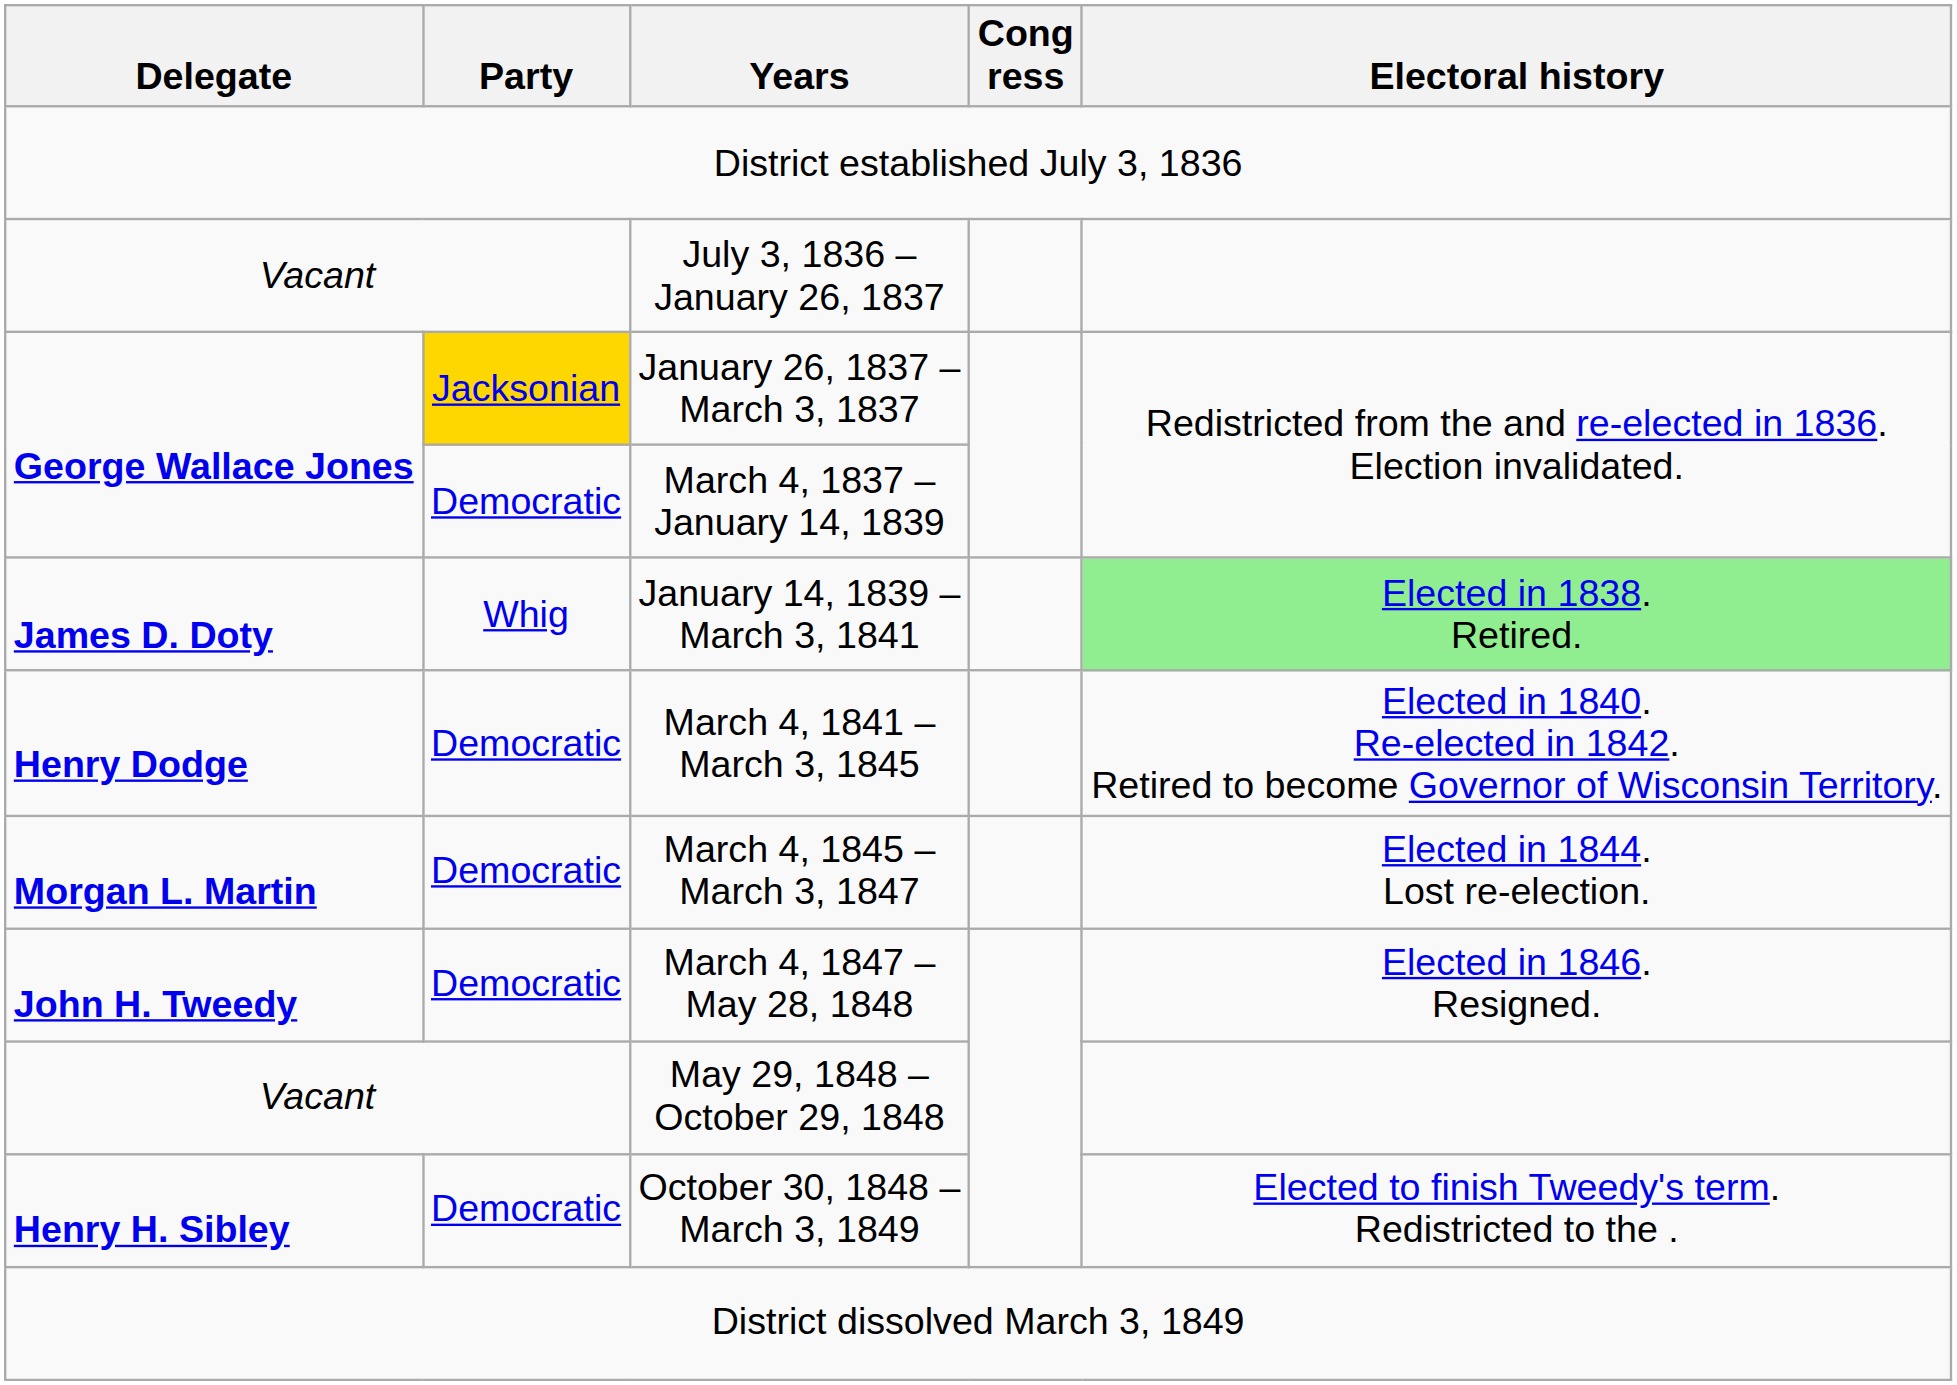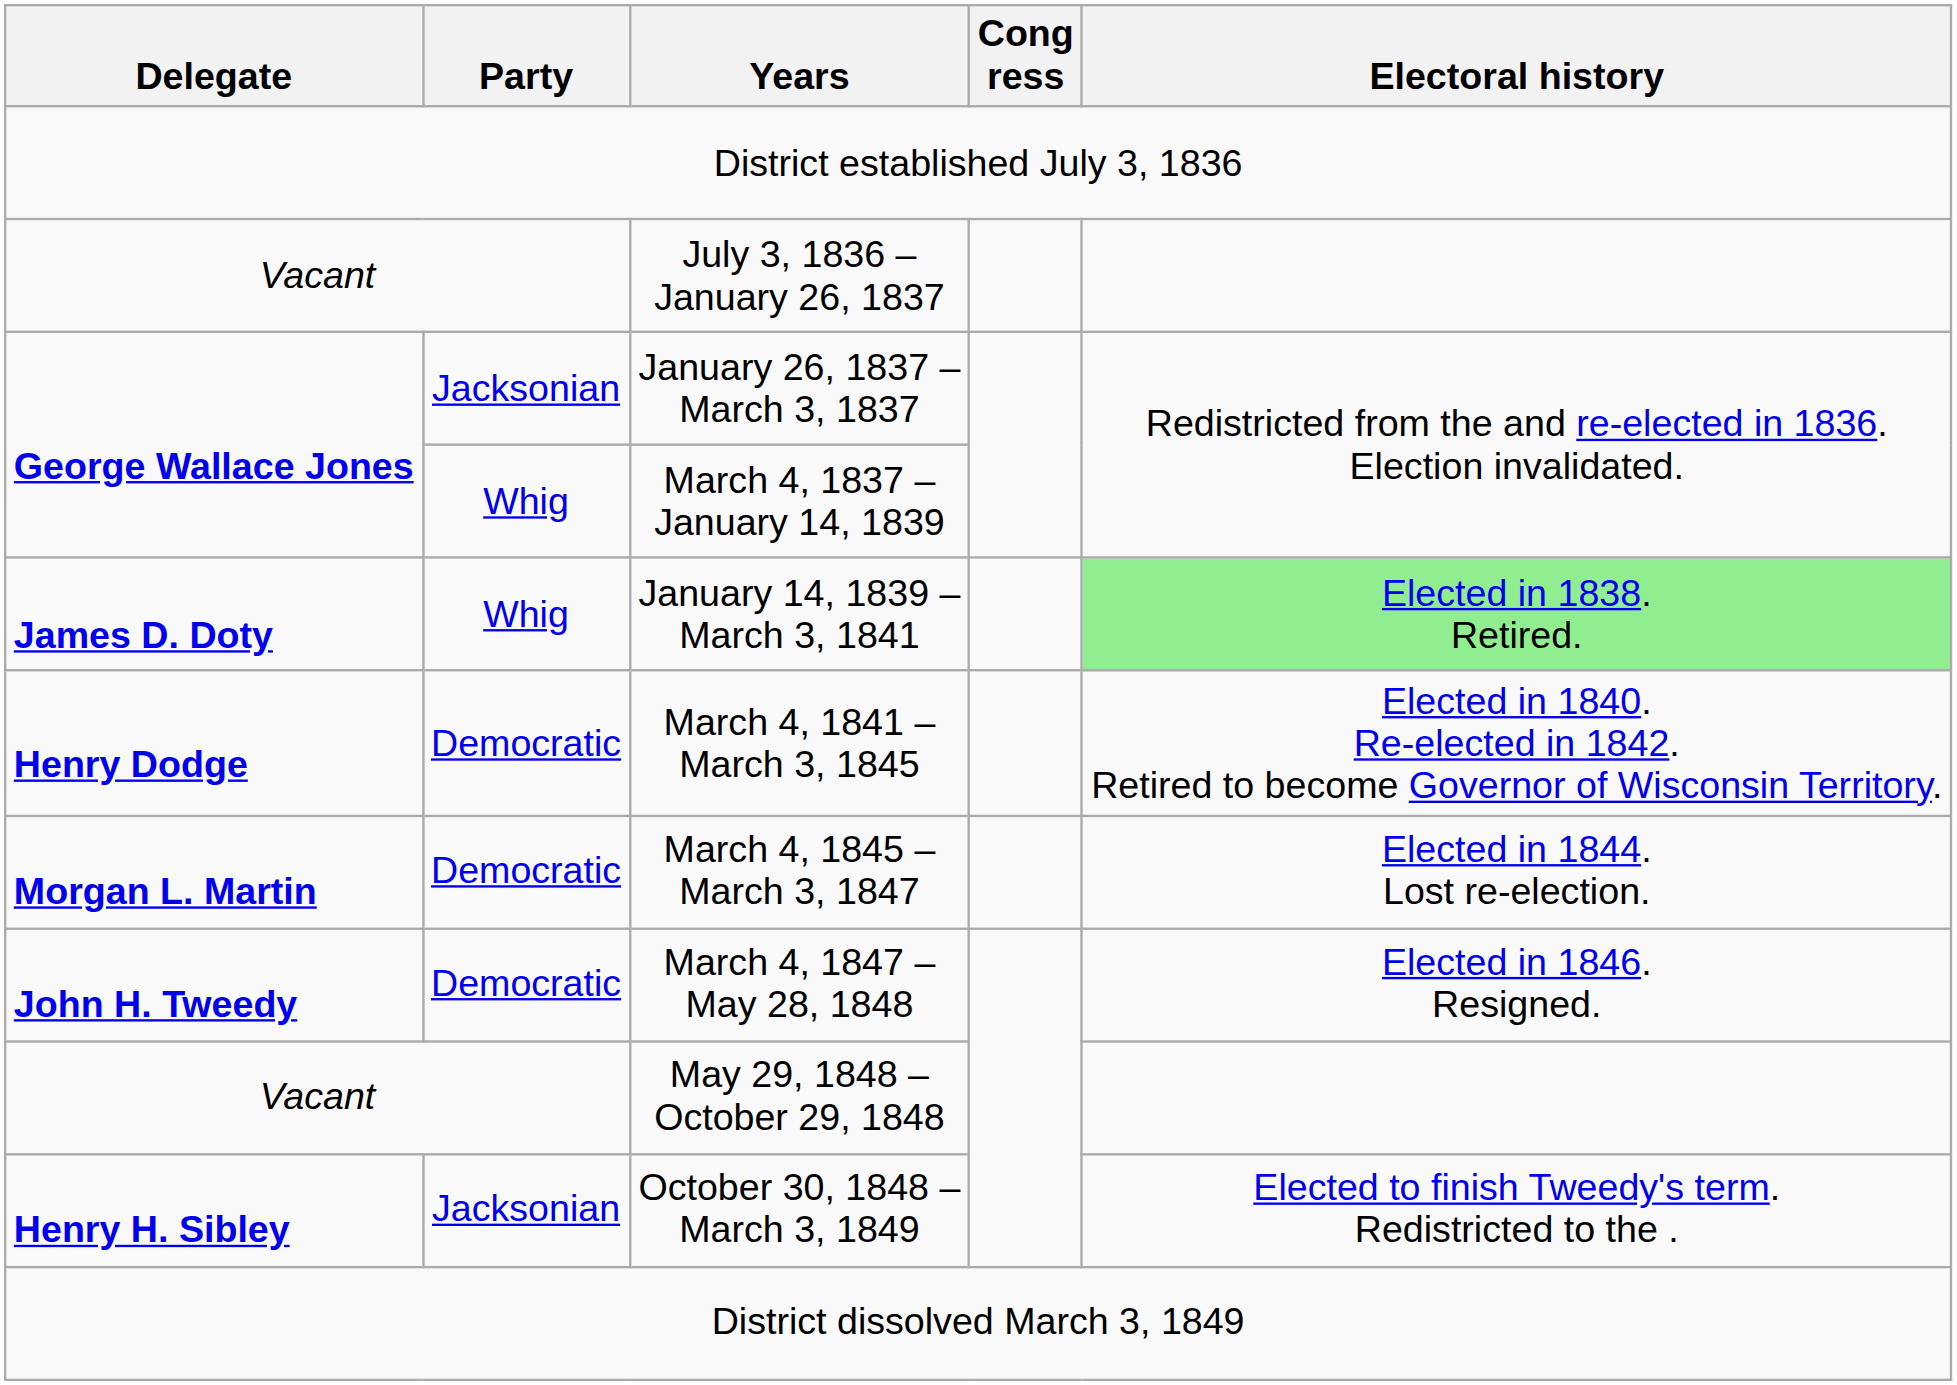(526, 388) gold background -> (526, 388) no background
(526, 501) Democratic -> (526, 501) Whig
(526, 1209) Democratic -> (526, 1209) Jacksonian
